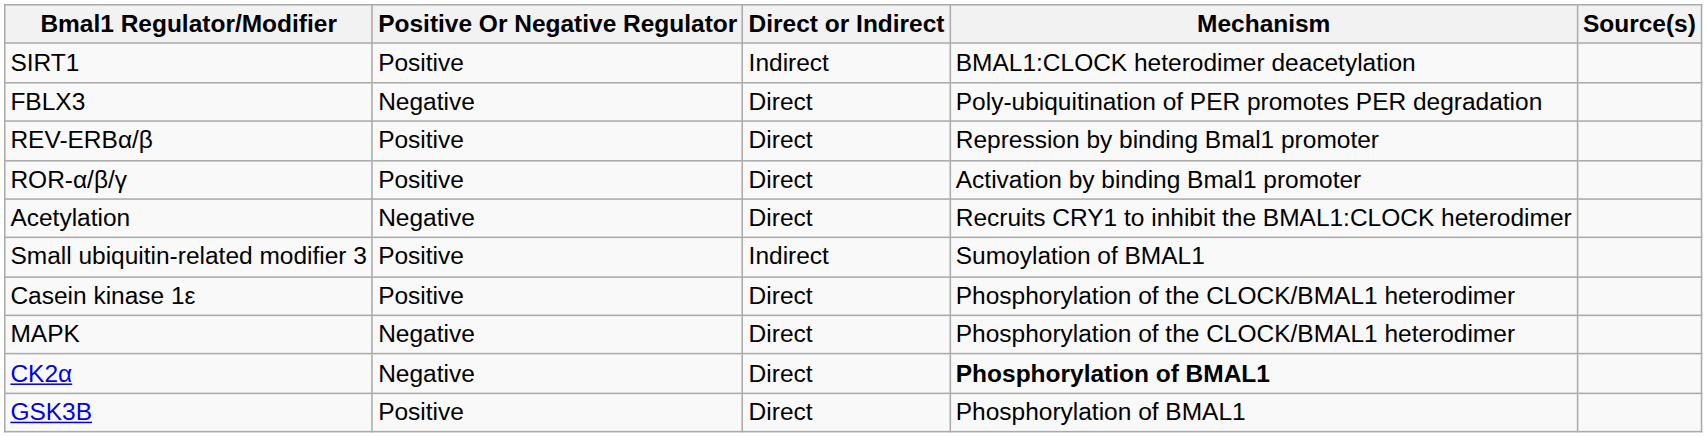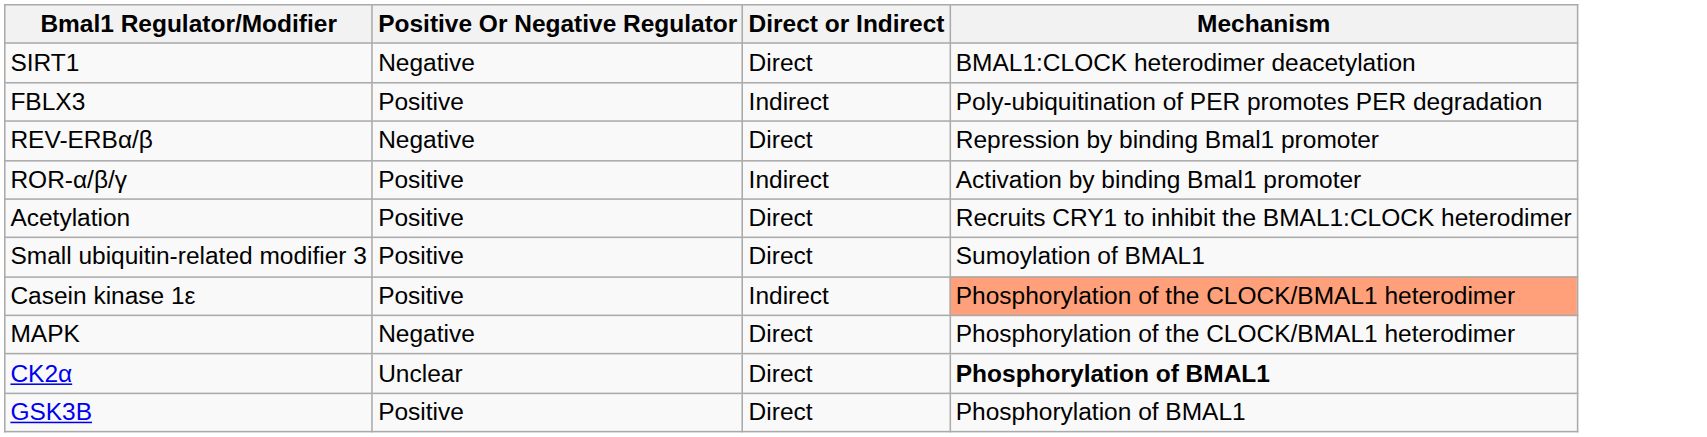- column: (1639, 23)
(421, 62) Positive -> (426, 62) Negative
(789, 62) Indirect -> (781, 62) Direct
(426, 101) Negative -> (421, 101) Positive
(781, 101) Direct -> (789, 101) Indirect
(421, 140) Positive -> (426, 140) Negative
(781, 179) Direct -> (789, 179) Indirect
(426, 218) Negative -> (421, 218) Positive
(789, 256) Indirect -> (781, 256) Direct
(781, 295) Direct -> (789, 295) Indirect
(1235, 295) no background -> (1235, 295) lightsalmon background
(426, 373) Negative -> (420, 373) Unclear
